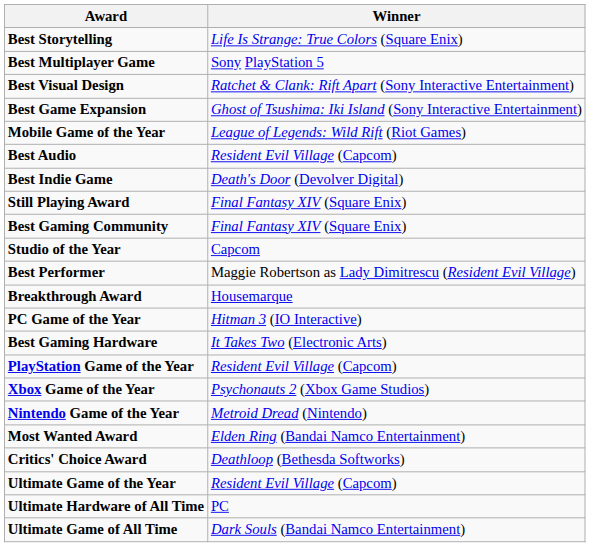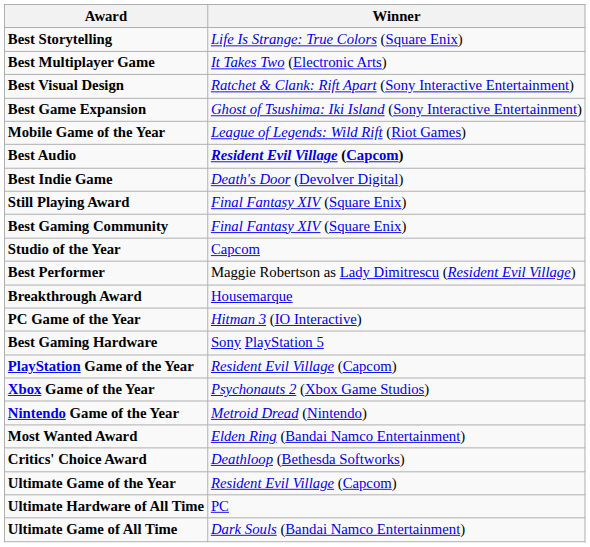(267, 62) Sony PlayStation 5 -> (299, 62) It Takes Two (Electronic Arts)
(304, 156) normal -> (307, 156) bold
(299, 343) It Takes Two (Electronic Arts) -> (267, 343) Sony PlayStation 5
